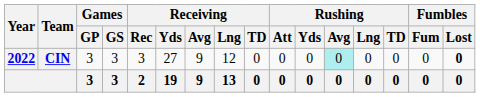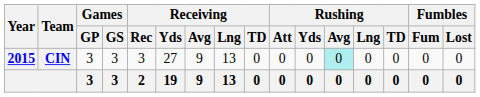(21, 59) 2022 -> (21, 59) 2015
(229, 59) 12 -> (229, 59) 13
(459, 59) bold -> (459, 59) normal
